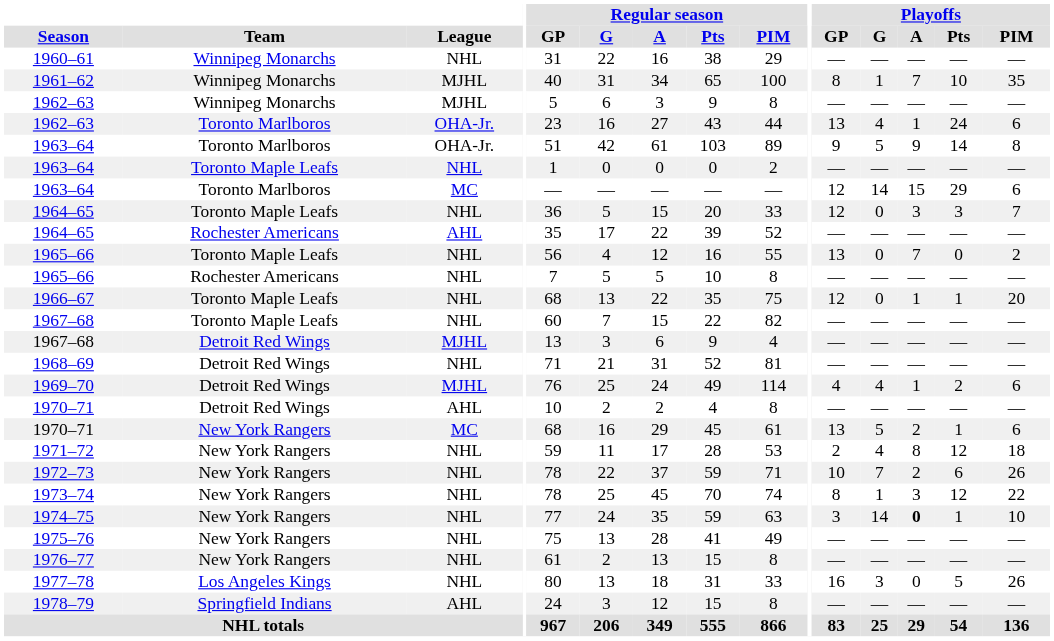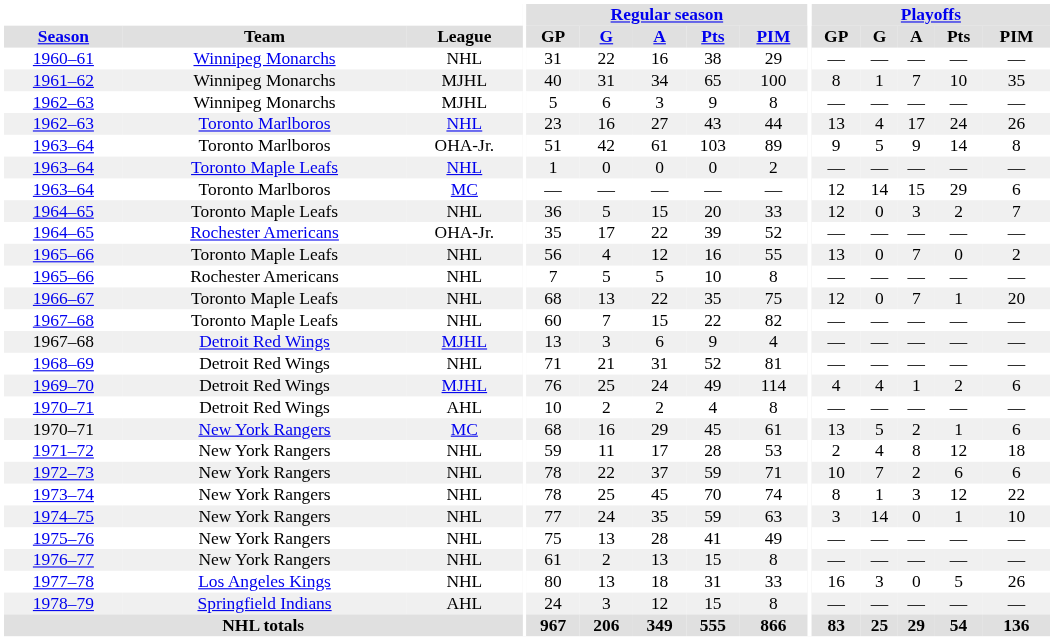(464, 123) OHA-Jr. -> (464, 123) NHL
(916, 123) 1 -> (916, 123) 17
(1016, 123) 6 -> (1016, 123) 26
(959, 211) 3 -> (959, 211) 2
(464, 232) AHL -> (464, 232) OHA-Jr.
(916, 298) 1 -> (916, 298) 7
(1016, 472) 26 -> (1016, 472) 6
(916, 516) bold -> (916, 516) normal
